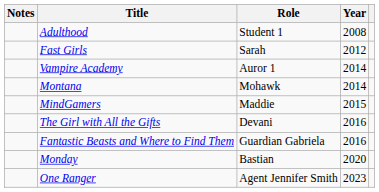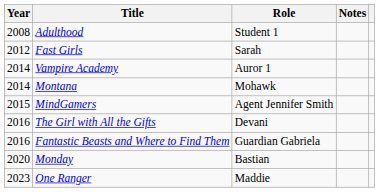columns swapped: (355, 13) <-> (21, 13)
(257, 104) Maddie -> (284, 104) Agent Jennifer Smith
(289, 178) Agent Jennifer Smith -> (252, 178) Maddie
